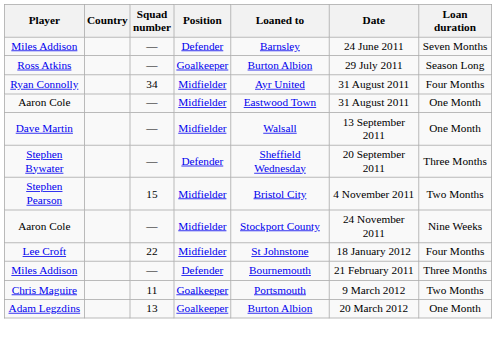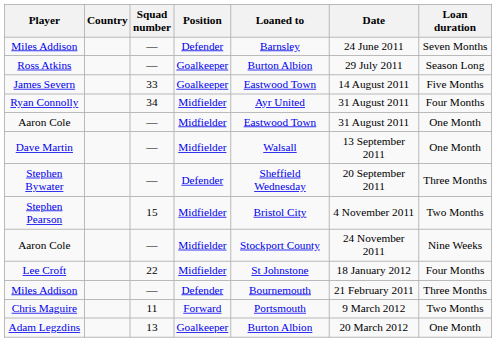+ row: (44, 84)
(202, 289) Goalkeeper -> (202, 308) Forward
